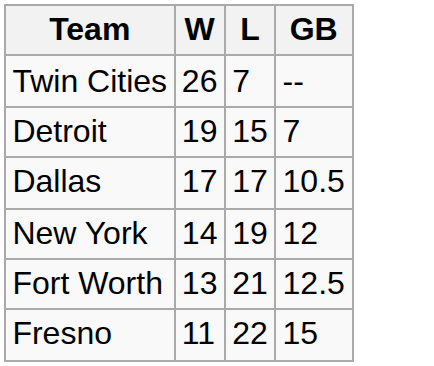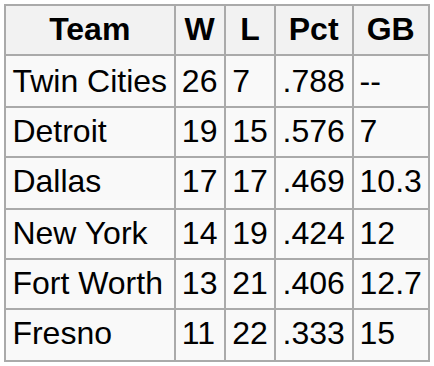+ column: (314, 29)
(314, 182) 10.5 -> (391, 182) 10.3
(314, 283) 12.5 -> (391, 283) 12.7
